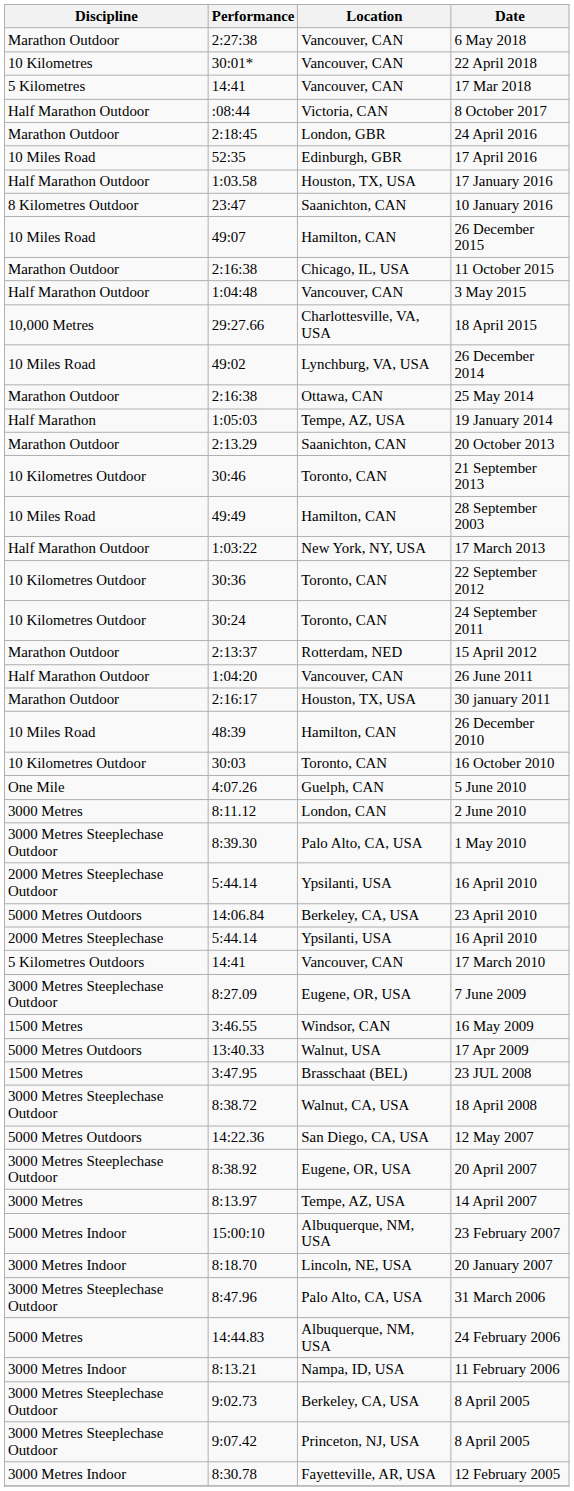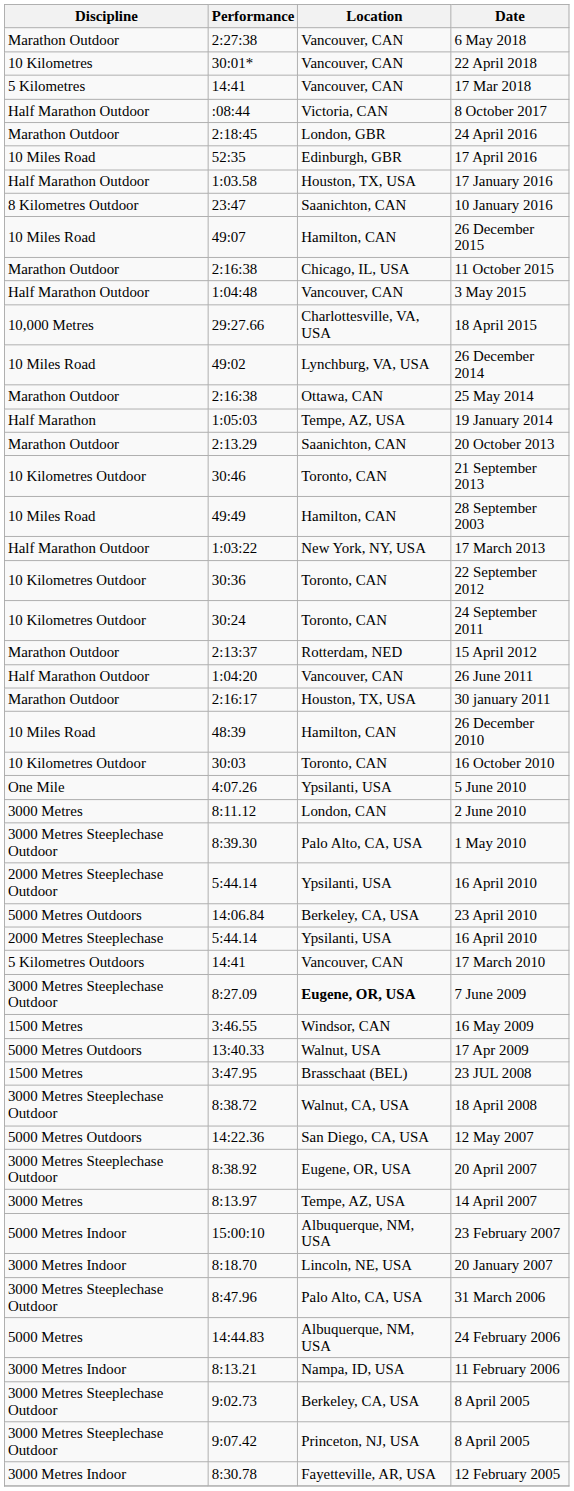(343, 787) Guelph, CAN -> (346, 787) Ypsilanti, USA
(356, 994) normal -> (358, 994) bold
